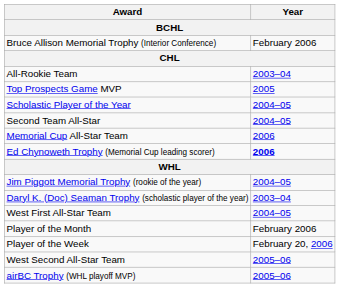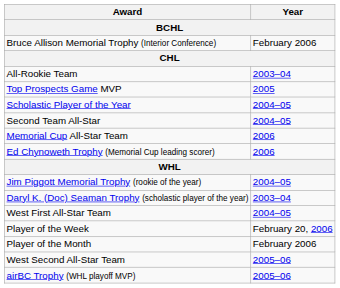(264, 151) bold -> (264, 151) normal
rows swapped: (48, 244) <-> (49, 228)
